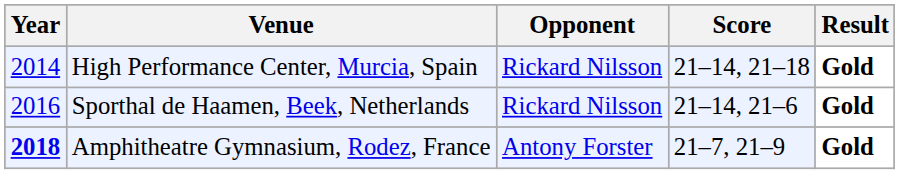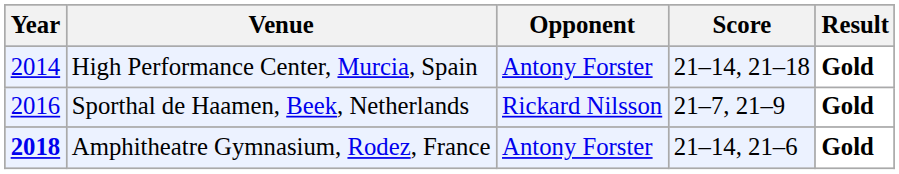(582, 66) Rickard Nilsson -> (577, 66) Antony Forster
(736, 107) 21–14, 21–6 -> (730, 107) 21–7, 21–9
(730, 147) 21–7, 21–9 -> (736, 147) 21–14, 21–6
